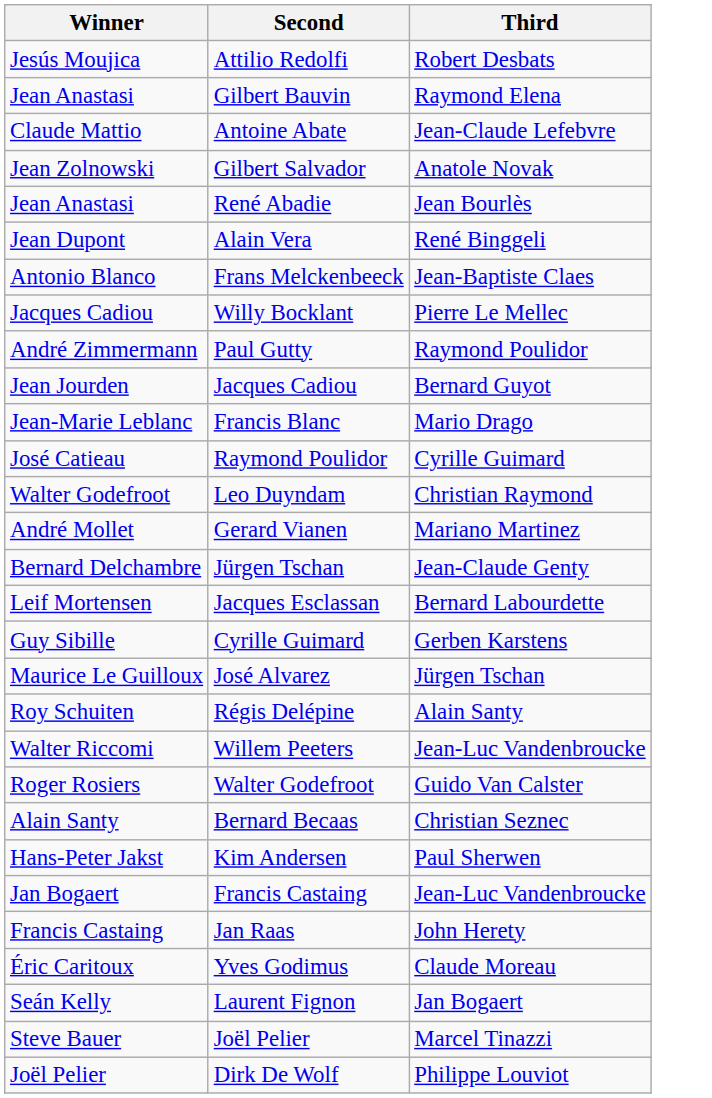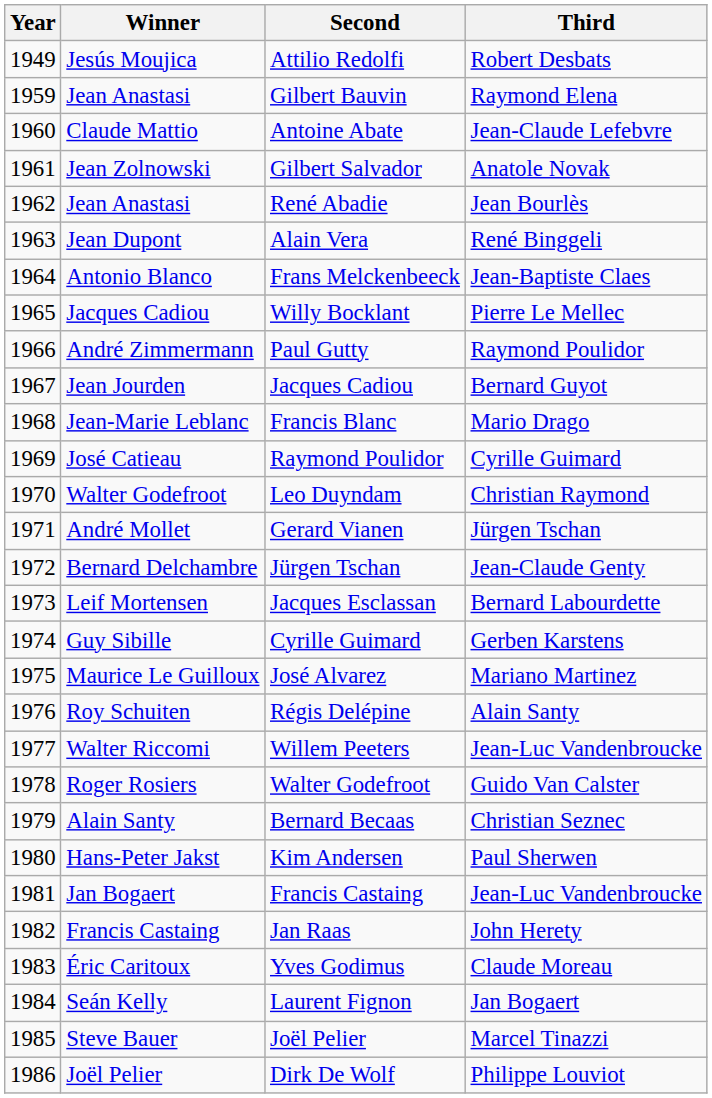+ column: (33, 22)
(497, 530) Mariano Martinez -> (536, 530) Jürgen Tschan
(479, 675) Jürgen Tschan -> (553, 675) Mariano Martinez
